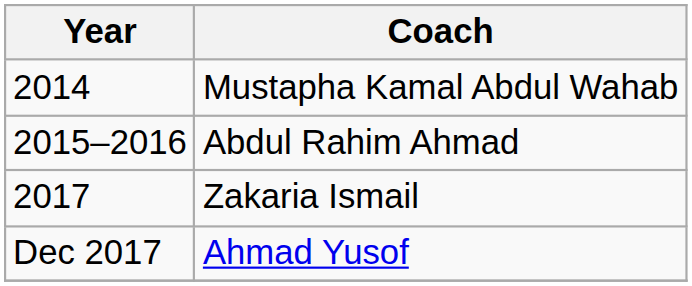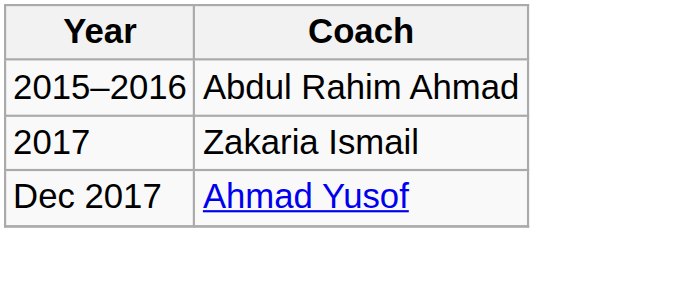- row: (441, 87)
